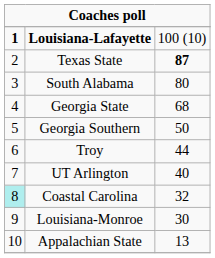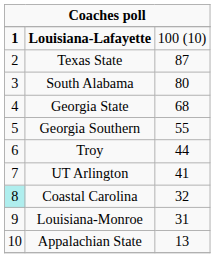(182, 60) bold -> (182, 60) normal
(182, 128) 50 -> (182, 128) 55
(182, 173) 40 -> (182, 173) 41
(182, 219) 30 -> (182, 219) 31
